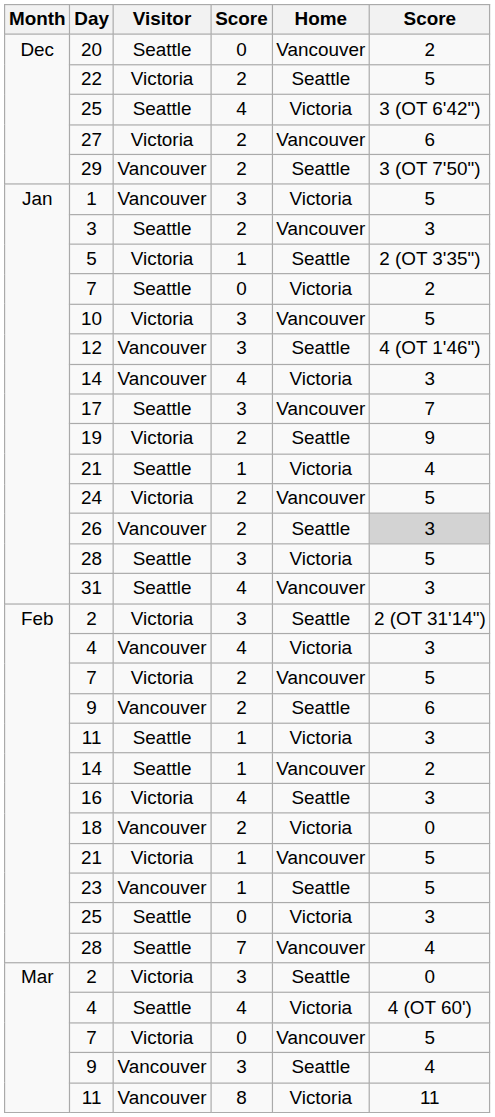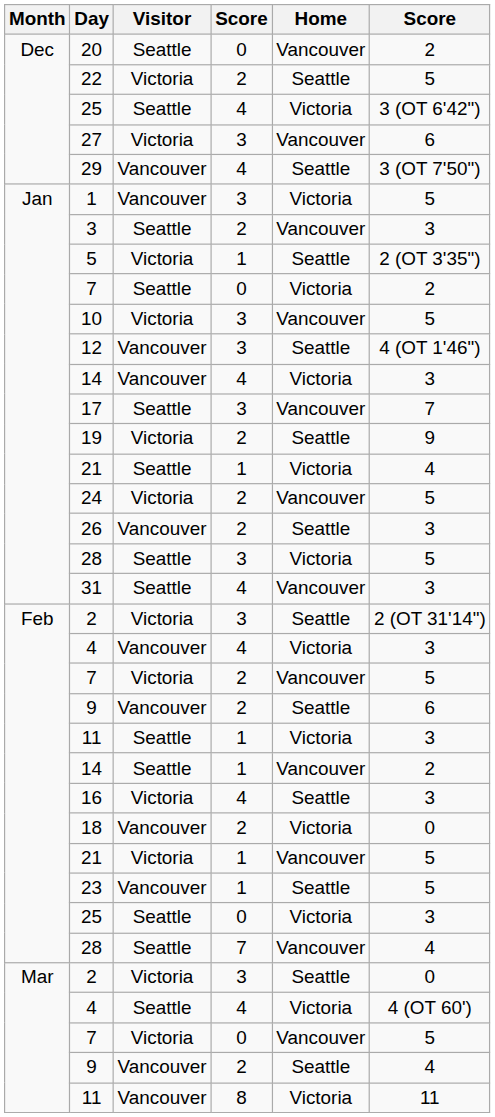(241, 139) 2 -> (241, 139) 3
(241, 169) 2 -> (241, 169) 4
(430, 528) lightgrey background -> (430, 528) no background
(241, 1067) 3 -> (241, 1067) 2
